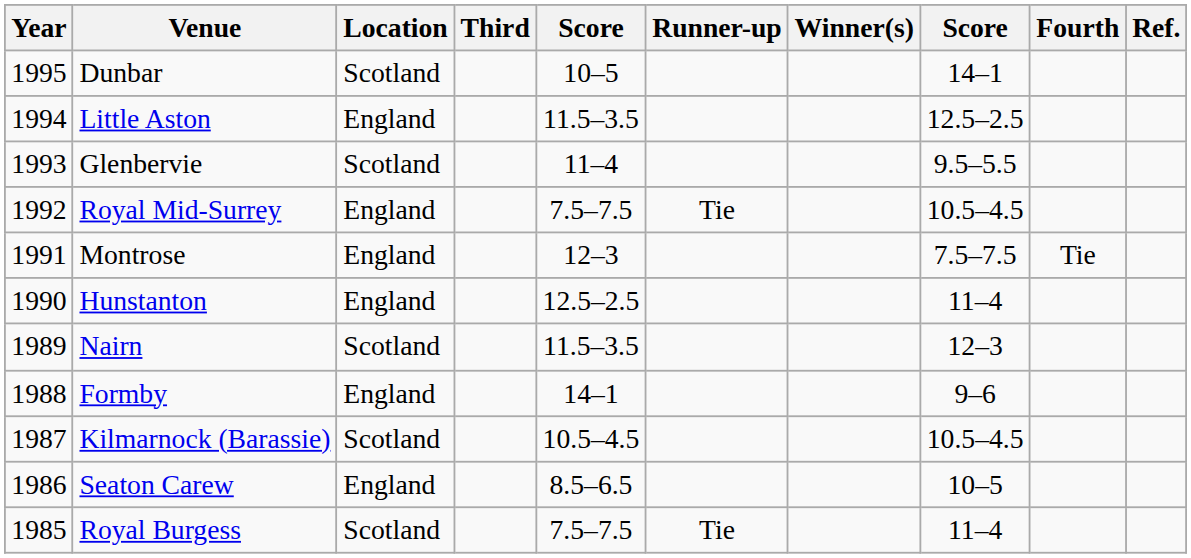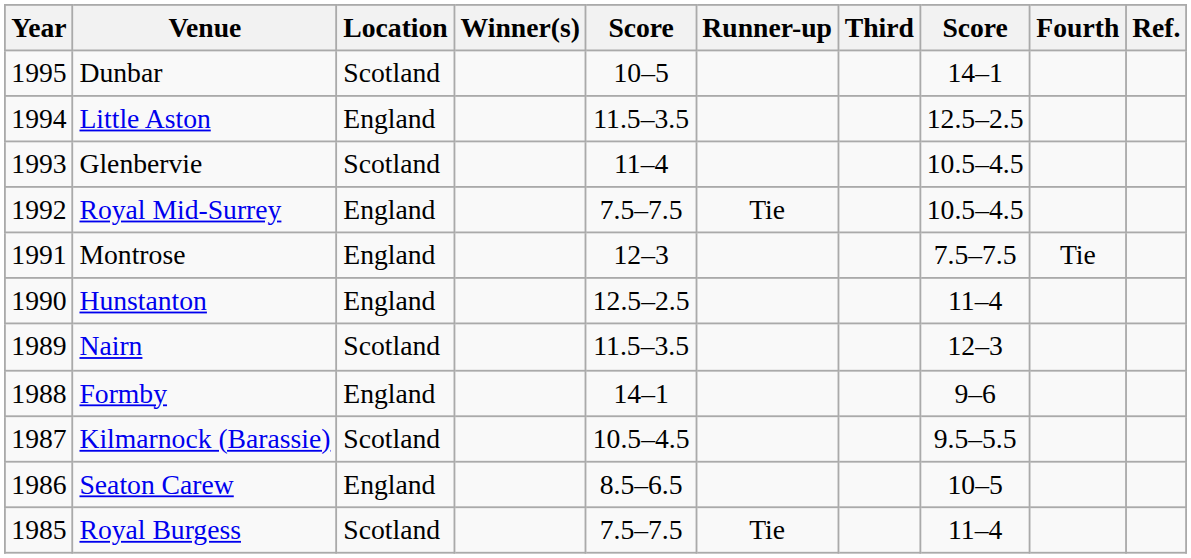columns swapped: (854, 27) <-> (495, 27)
(975, 164) 9.5–5.5 -> (975, 164) 10.5–4.5
(975, 438) 10.5–4.5 -> (975, 438) 9.5–5.5
